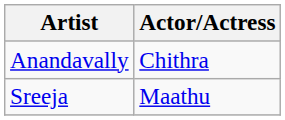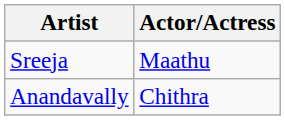rows swapped: (69, 59) <-> (39, 96)
